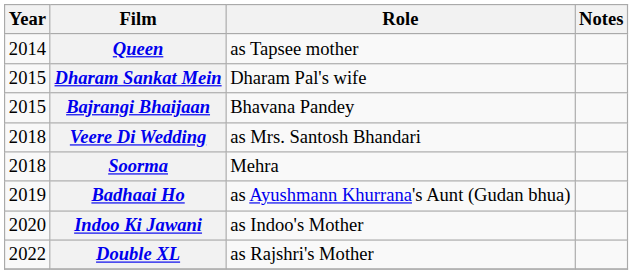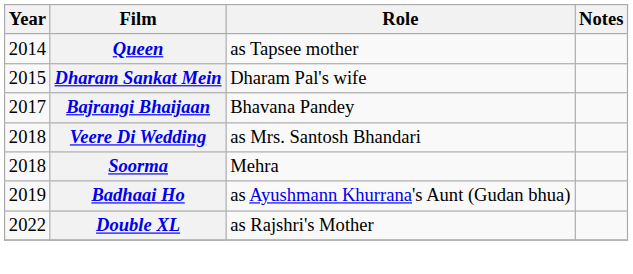(27, 107) 2015 -> (27, 107) 2017
- row: (138, 225)
